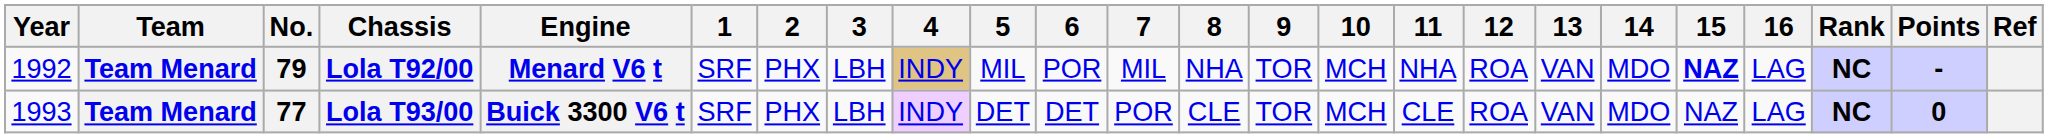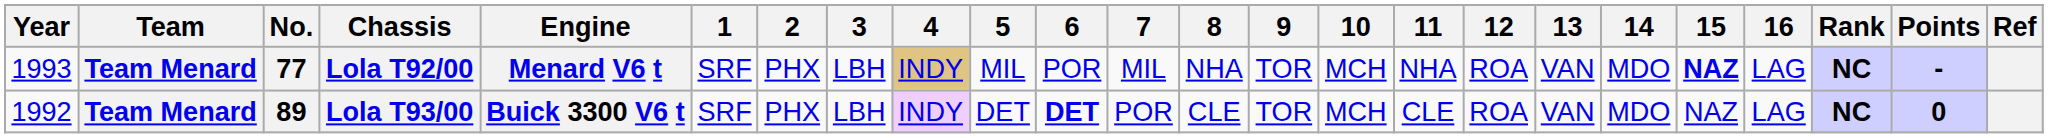(41, 69) 1992 -> (41, 69) 1993
(291, 69) 79 -> (291, 69) 77
(41, 111) 1993 -> (41, 111) 1992
(291, 111) 77 -> (291, 111) 89
(1072, 111) normal -> (1072, 111) bold
